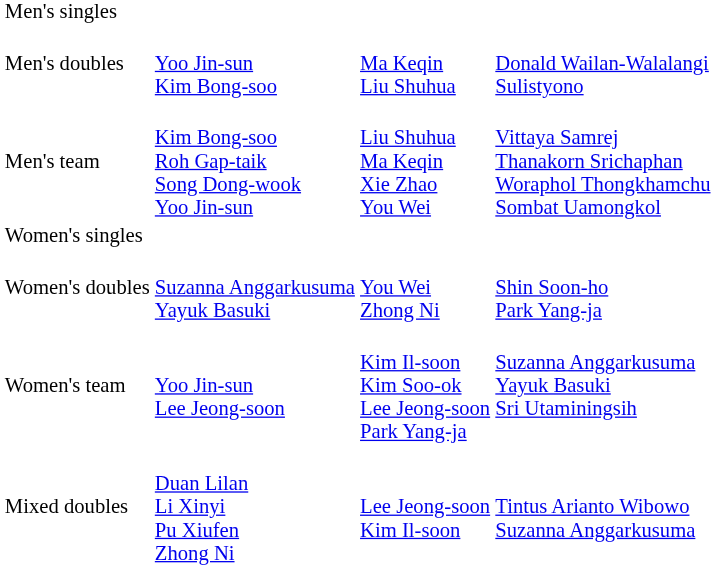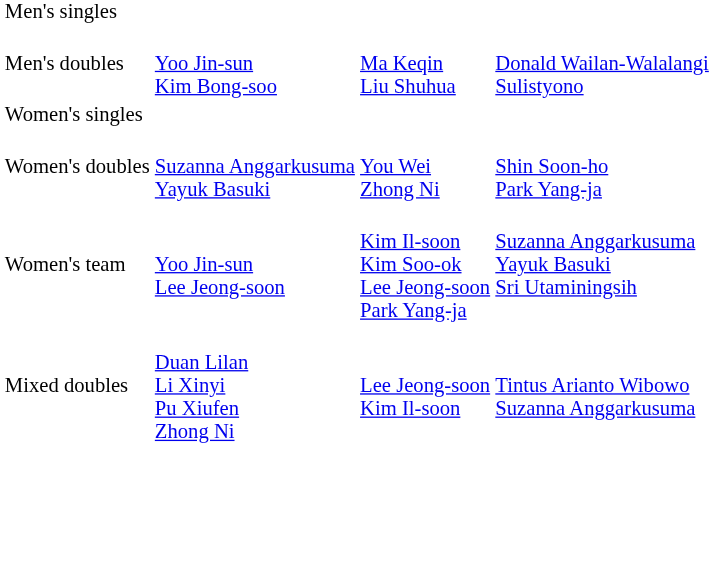- row: (52, 160)
